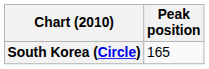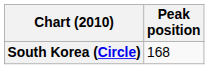(158, 52) 165 -> (158, 52) 168
